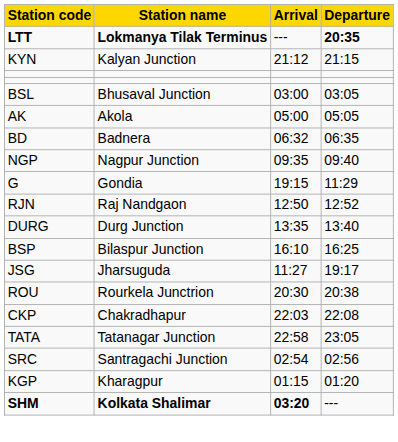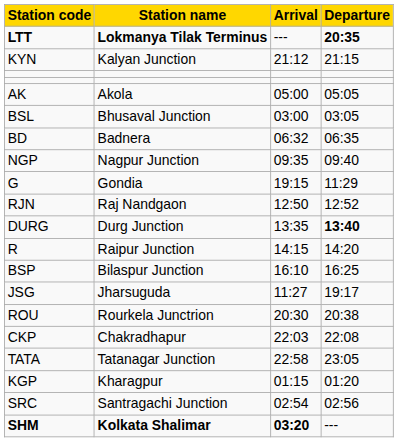rows swapped: (21, 94) <-> (17, 116)
(342, 227) normal -> (342, 227) bold
+ row: (13, 249)
rows swapped: (22, 381) <-> (22, 359)
